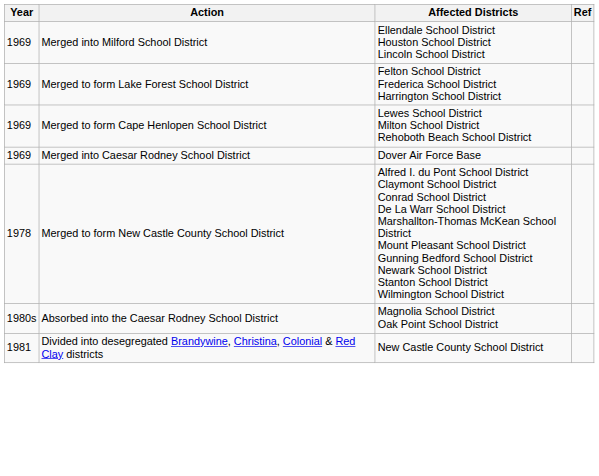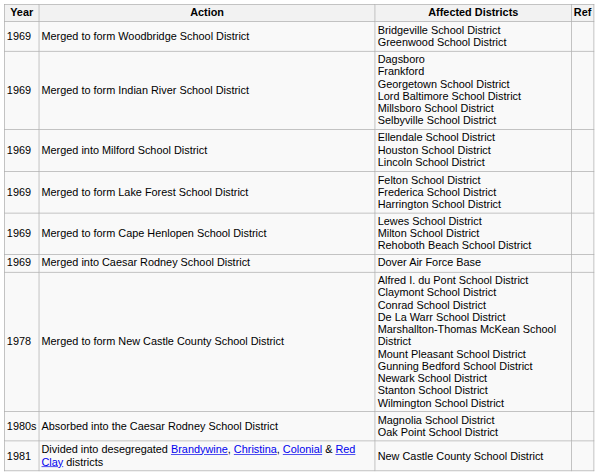+ row: (145, 36)
+ row: (145, 90)
